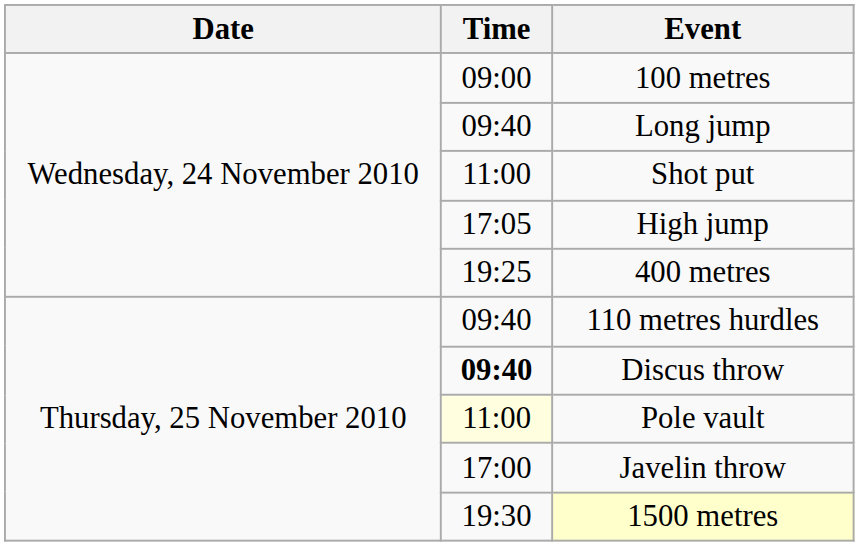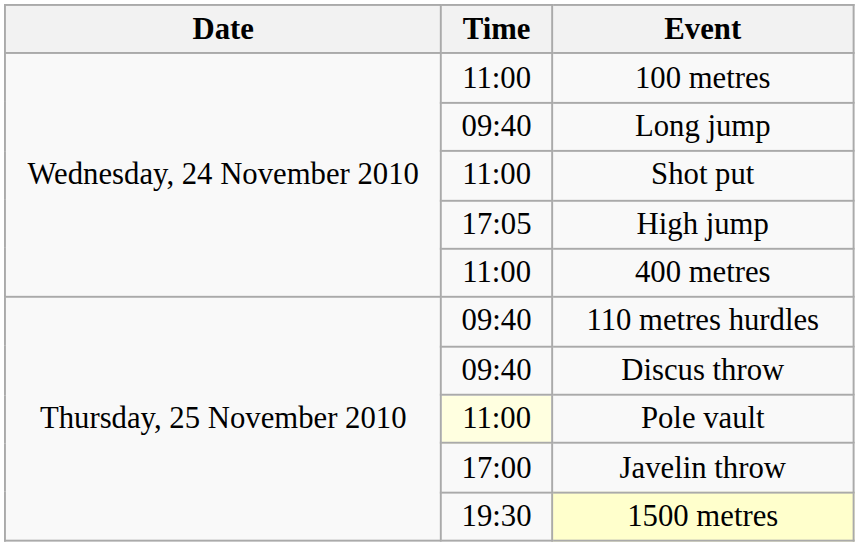(497, 77) 09:00 -> (497, 77) 11:00
(497, 272) 19:25 -> (497, 272) 11:00
(497, 369) bold -> (497, 369) normal
